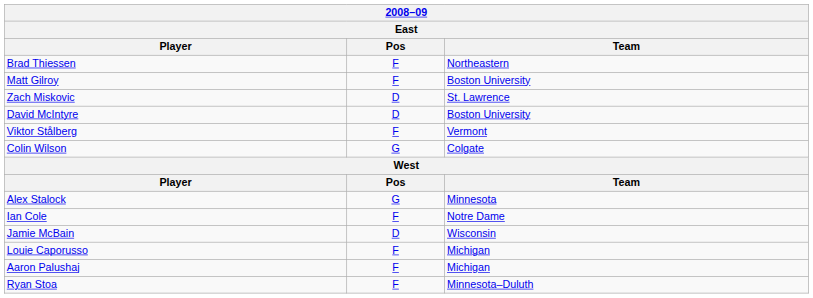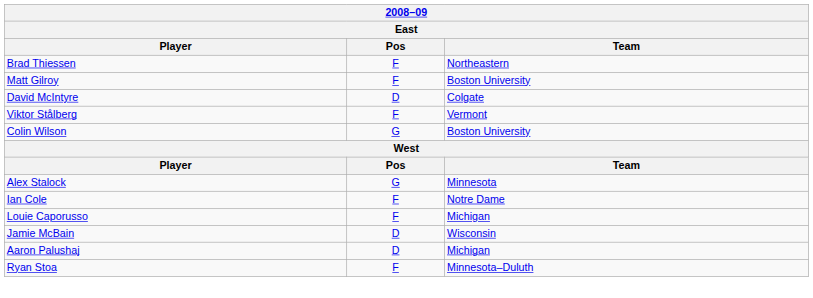- row: (41, 98)
(489, 115) Boston University -> (466, 98) Colgate
(466, 149) Colgate -> (489, 132) Boston University
rows swapped: (40, 234) <-> (47, 251)
(396, 268) F -> (396, 251) D
